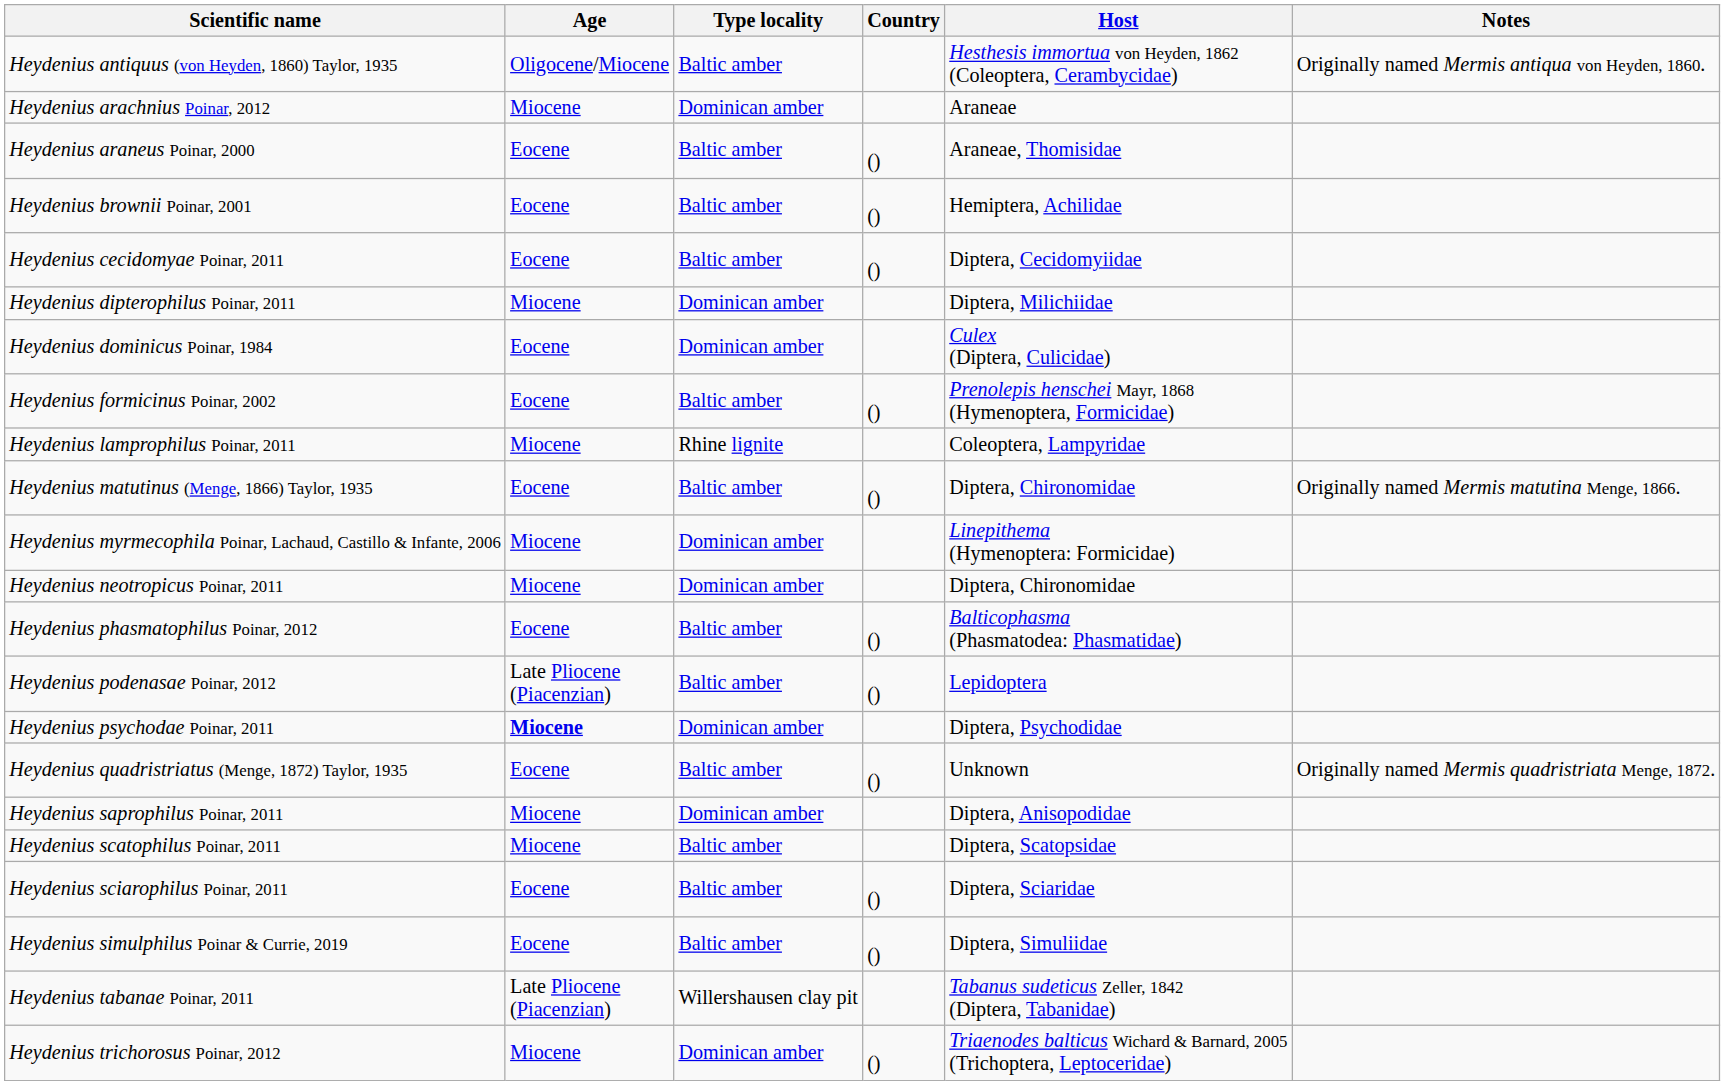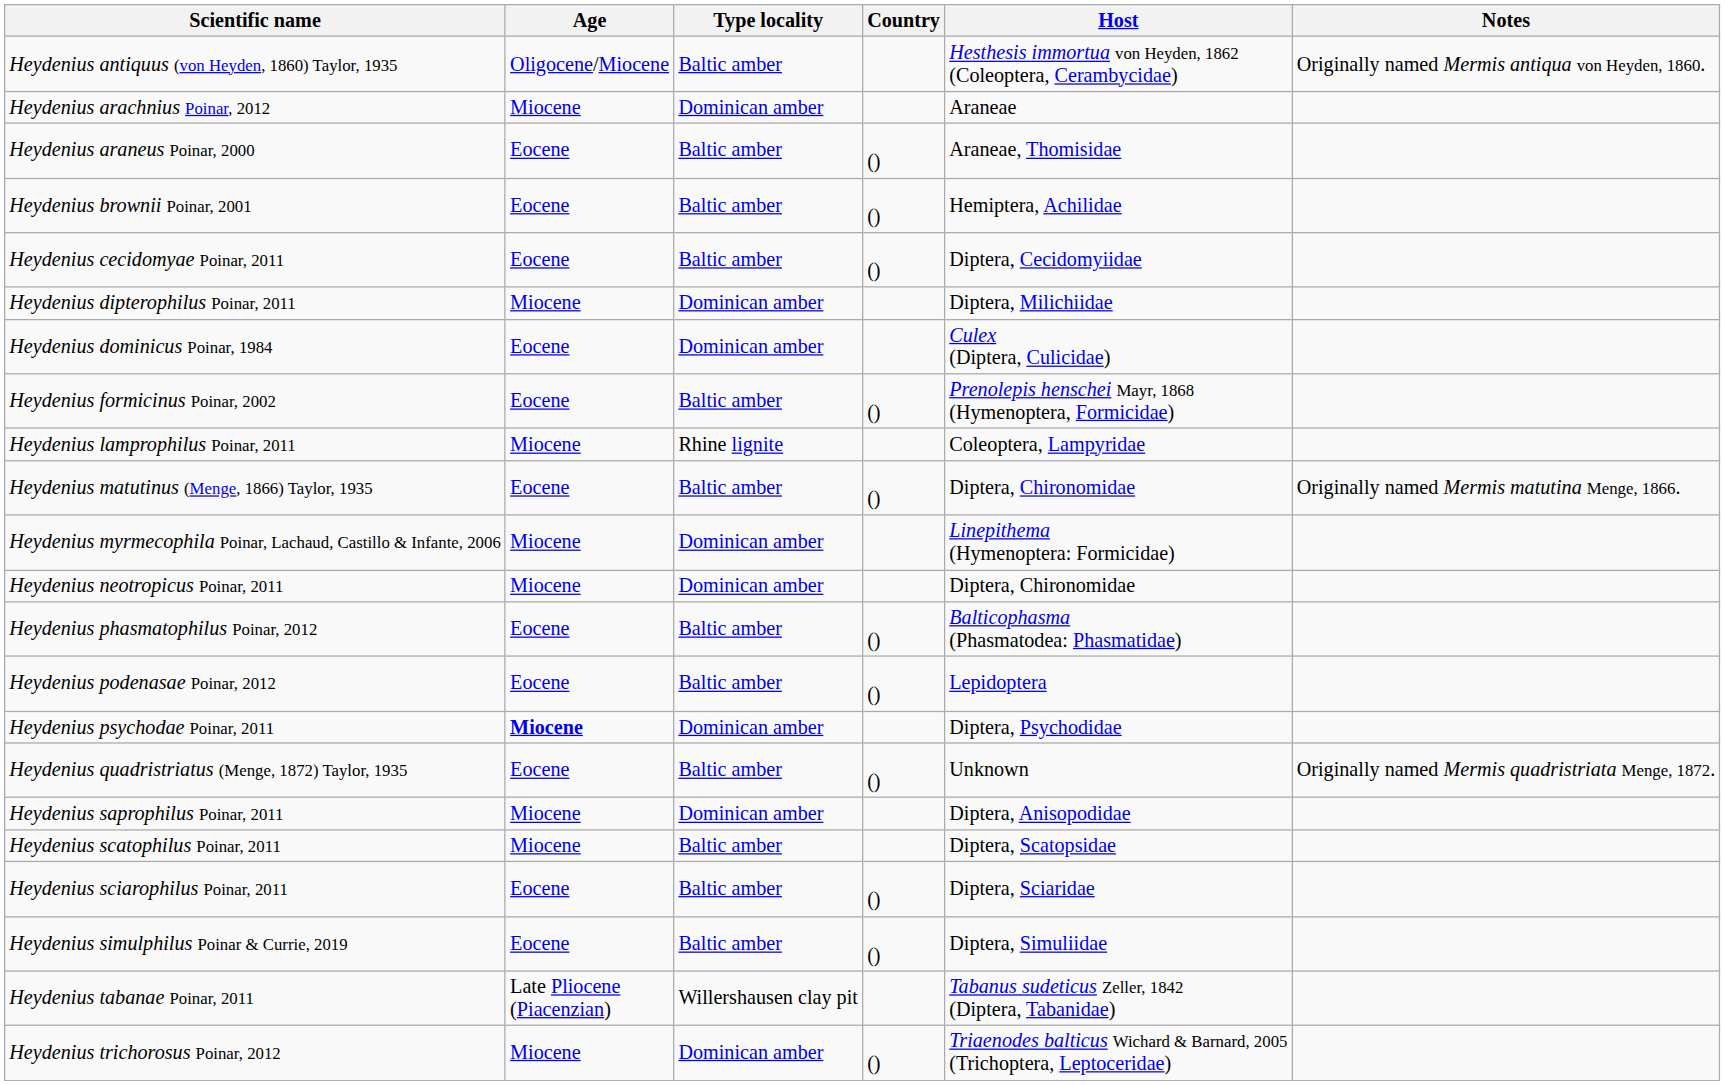(565, 683) Late Pliocene (Piacenzian) -> (540, 683) Eocene
